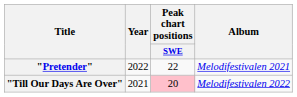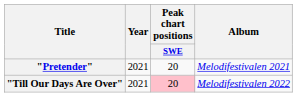(138, 67) 2022 -> (138, 67) 2021
(173, 67) 22 -> (173, 67) 20
